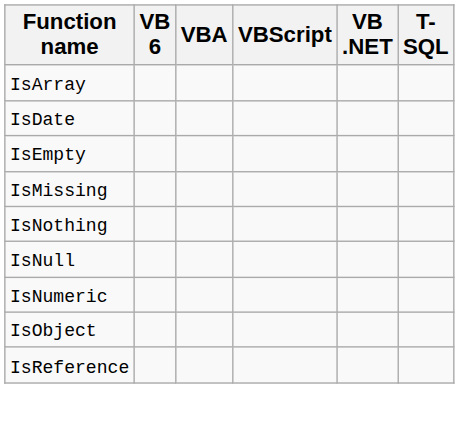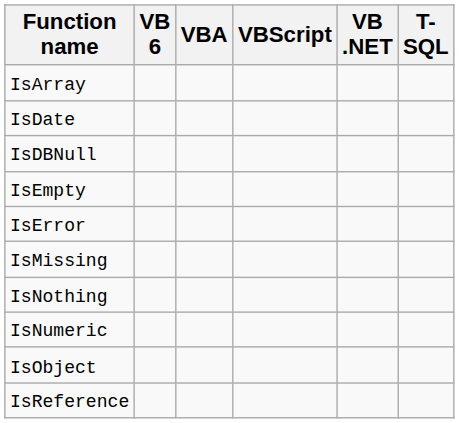+ row: (53, 155)
+ row: (48, 226)
- row: (42, 261)
